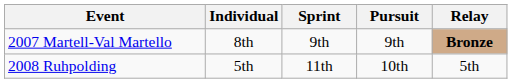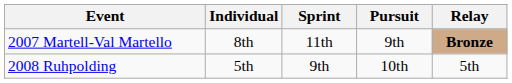(319, 41) 9th -> (319, 41) 11th
(319, 66) 11th -> (319, 66) 9th
